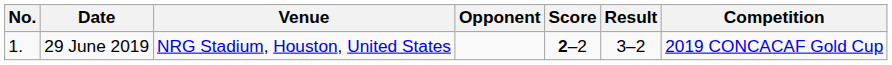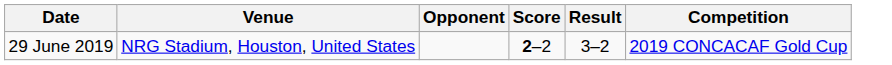- column: (22, 18)
